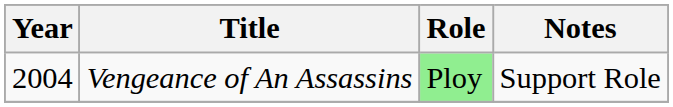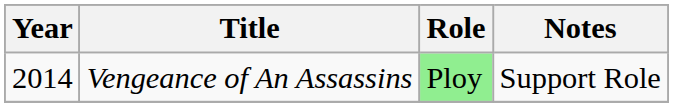(42, 76) 2004 -> (42, 76) 2014
